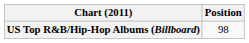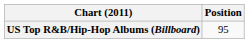(223, 30) 98 -> (223, 30) 95
